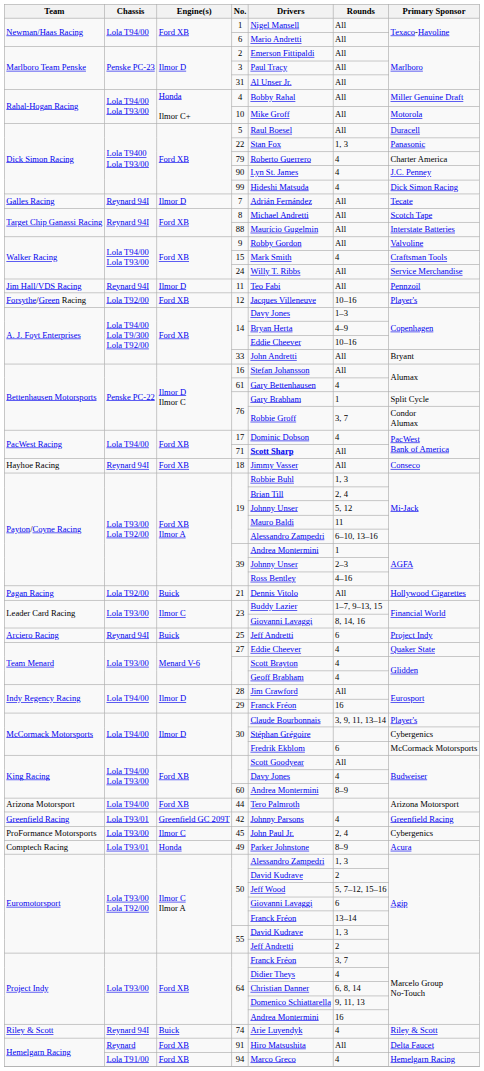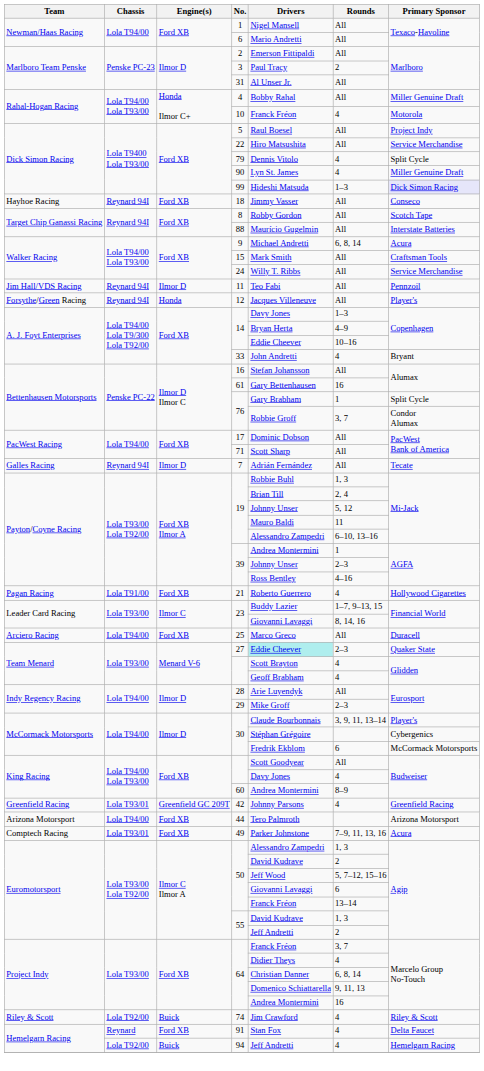(341, 67) All -> (337, 67) 2
(270, 114) Mike Groff -> (273, 114) Franck Fréon
(341, 114) All -> (337, 114) 4
(405, 130) Duracell -> (412, 130) Project Indy
(266, 144) Stan Fox -> (278, 144) Hiro Matsushita
(341, 144) 1, 3 -> (341, 144) All
(408, 144) Panasonic -> (427, 144) Service Merchandise
(281, 158) Roberto Guerrero -> (274, 158) Dennis Vitolo
(419, 158) Charter America -> (410, 158) Split Cycle
(411, 172) J.C. Penney -> (427, 172) Miller Genuine Draft
(337, 186) 4 -> (341, 186) 1–3
(424, 186) no background -> (424, 186) lavender background
rows swapped: (30, 200) <-> (33, 465)
(280, 215) Michael Andretti -> (276, 215) Robby Gordon
(276, 243) Robby Gordon -> (280, 243) Michael Andretti
(341, 243) All -> (348, 243) 6, 8, 14
(407, 243) Valvoline -> (401, 243) Acura
(337, 257) 4 -> (341, 257) All
(128, 299) Lola T92/00 -> (128, 299) Reynard 94I
(174, 299) Ford XB -> (170, 299) Honda
(346, 299) 10–16 -> (341, 299) All
(341, 356) All -> (337, 356) 4
(337, 384) 4 -> (339, 384) 16
(337, 437) 4 -> (341, 437) All
(272, 451) bold -> (270, 451) normal
(128, 592) Lola T92/00 -> (128, 592) Lola T91/00
(169, 592) Buick -> (174, 592) Ford XB
(274, 592) Dennis Vitolo -> (281, 592) Roberto Guerrero
(341, 592) All -> (337, 592) 4
(128, 635) Reynard 94I -> (128, 635) Lola T94/00
(169, 635) Buick -> (174, 635) Ford XB
(272, 635) Jeff Andretti -> (273, 635) Marco Greco
(337, 635) 6 -> (341, 635) All
(412, 635) Project Indy -> (405, 635) Duracell
(276, 649) no background -> (276, 649) paleturquoise background
(337, 649) 4 -> (341, 649) 2–3
(274, 691) Jim Crawford -> (276, 691) Arie Luyendyk
(273, 705) Franck Fréon -> (270, 705) Mike Groff
(339, 705) 16 -> (341, 705) 2–3
rows swapped: (38, 818) <-> (40, 804)
- row: (51, 832)
(170, 847) Honda -> (174, 832) Ford XB
(341, 847) 8–9 -> (361, 832) 7–9, 11, 13, 16
(128, 1030) Reynard 94I -> (128, 1016) Lola T92/00
(276, 1030) Arie Luyendyk -> (274, 1016) Jim Crawford
(278, 1045) Hiro Matsushita -> (266, 1030) Stan Fox
(341, 1045) All -> (337, 1030) 4
(128, 1059) Lola T91/00 -> (128, 1045) Lola T92/00
(174, 1059) Ford XB -> (169, 1045) Buick
(273, 1059) Marco Greco -> (272, 1045) Jeff Andretti
